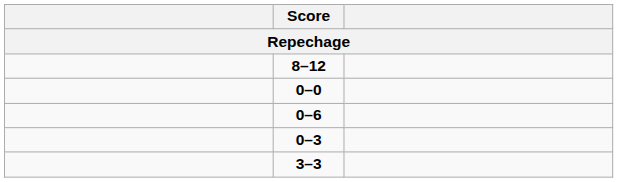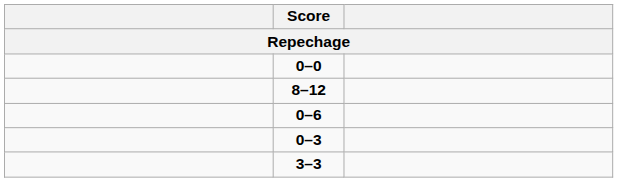rows swapped: (309, 66) <-> (309, 90)
